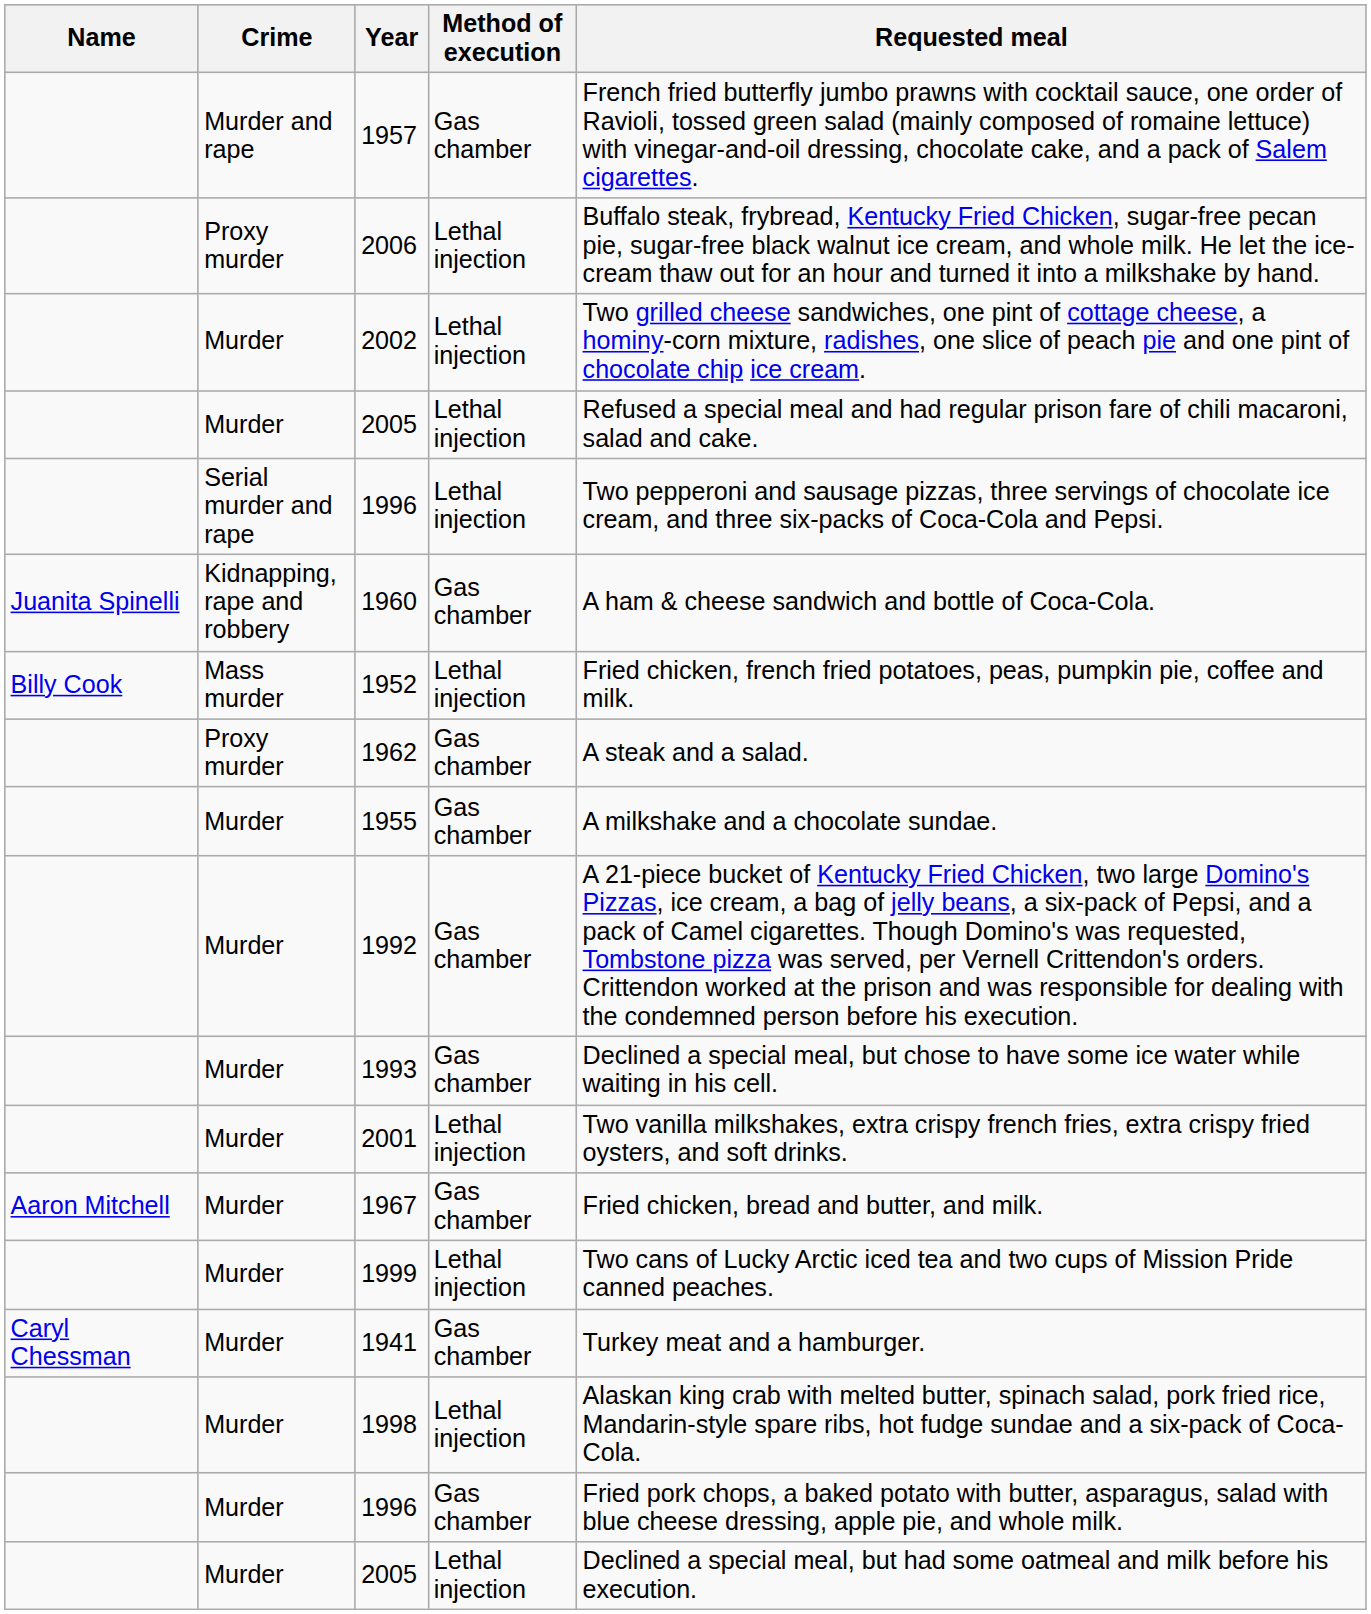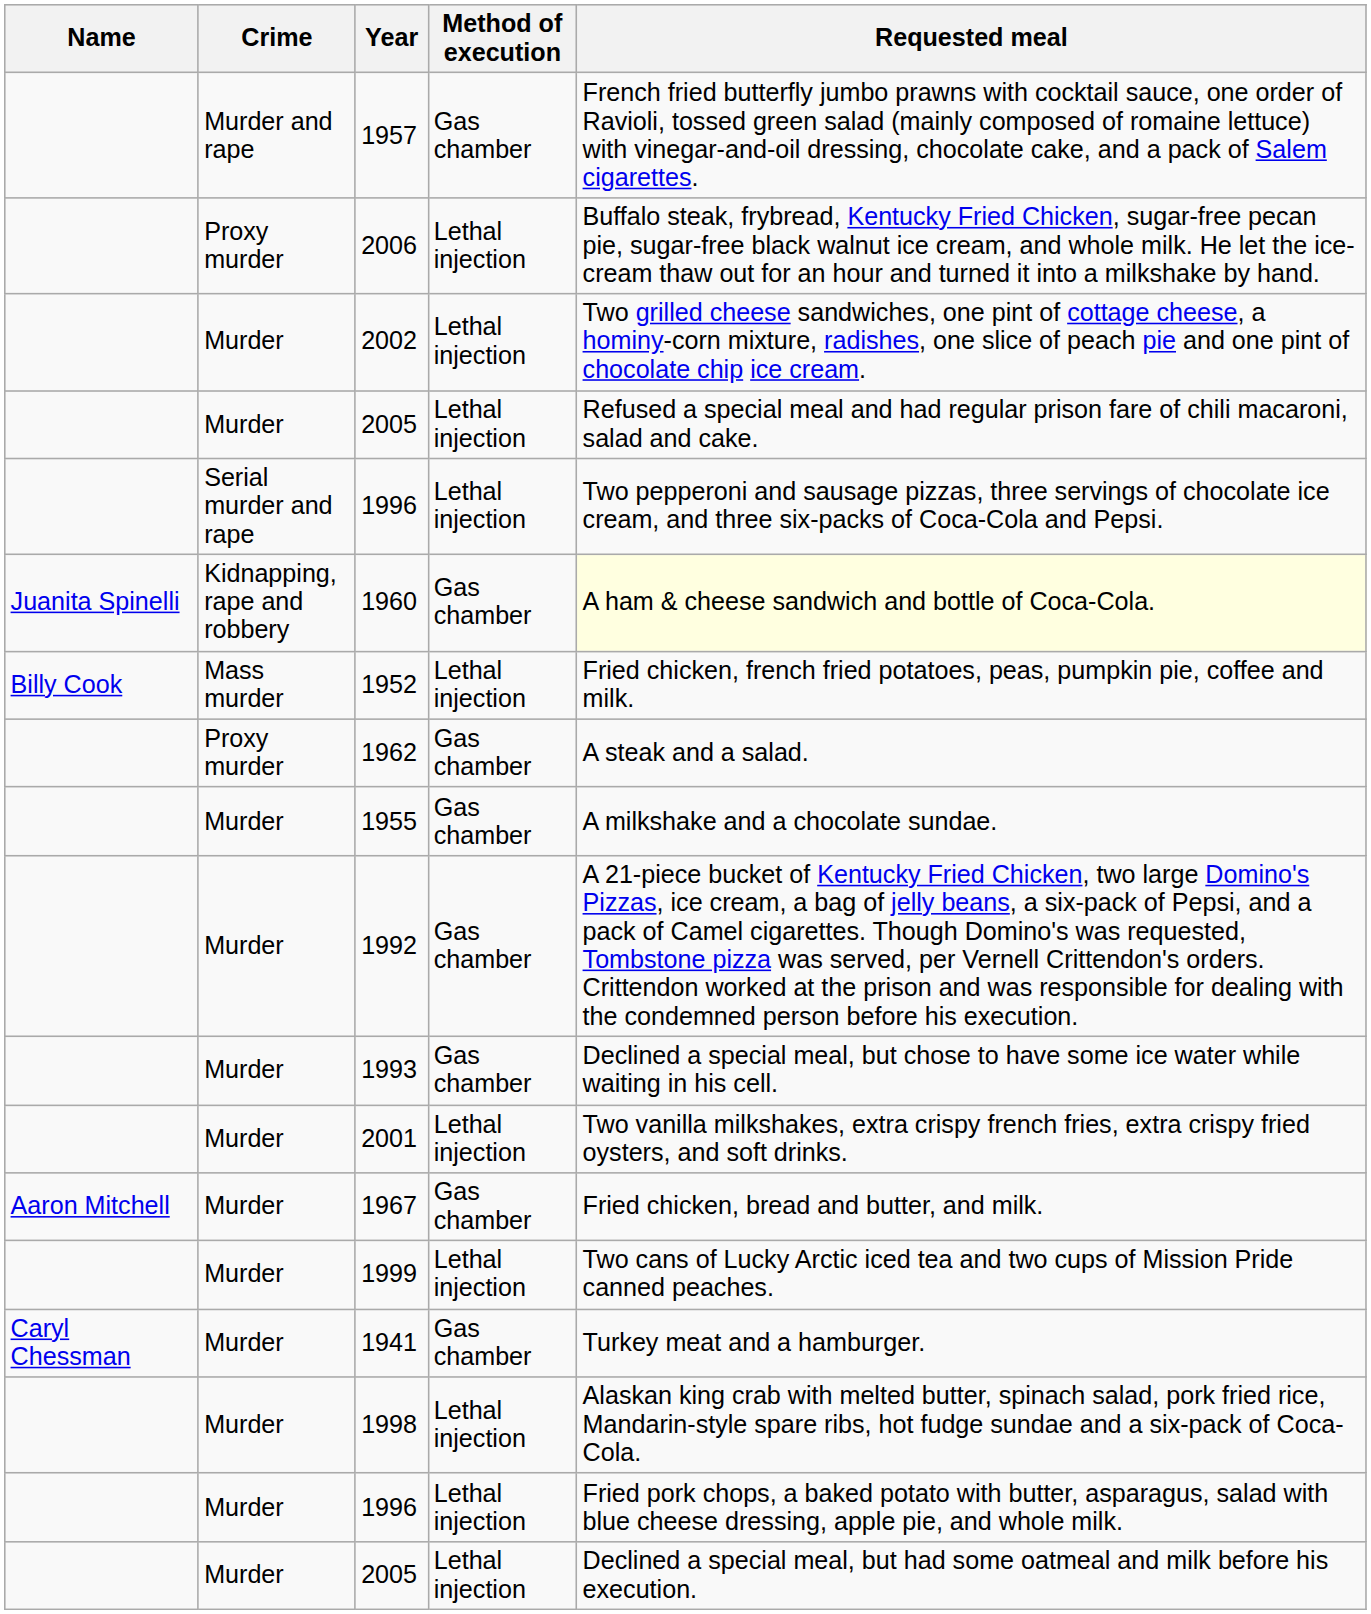(869, 602) no background -> (869, 602) lightyellow background
(483, 1507) Gas chamber -> (480, 1507) Lethal injection
